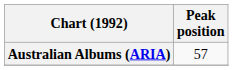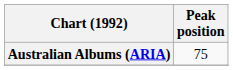(201, 53) 57 -> (201, 53) 75
